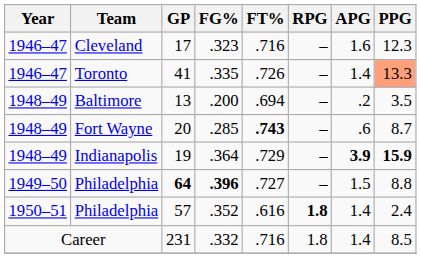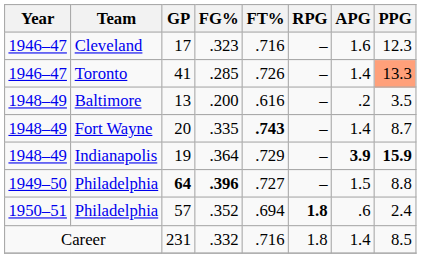(224, 73) .335 -> (224, 73) .285
(270, 101) .694 -> (270, 101) .616
(224, 128) .285 -> (224, 128) .335
(364, 128) .6 -> (360, 128) 1.4
(270, 211) .616 -> (270, 211) .694
(360, 211) 1.4 -> (364, 211) .6
